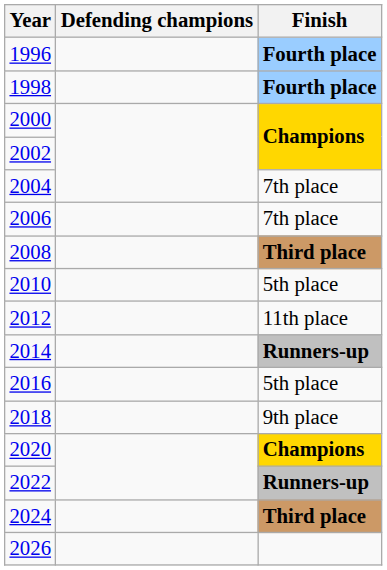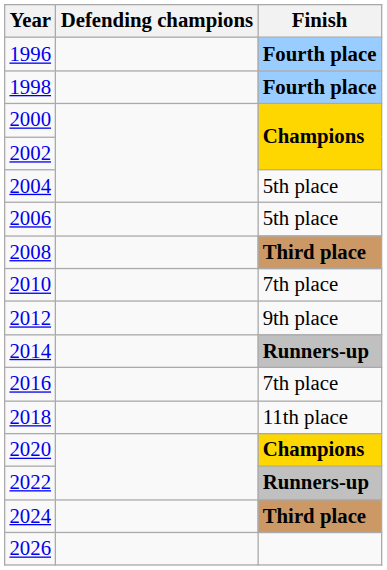(300, 185) 7th place -> (300, 185) 5th place
(300, 218) 7th place -> (300, 218) 5th place
(300, 284) 5th place -> (300, 284) 7th place
(305, 317) 11th place -> (300, 317) 9th place
(300, 383) 5th place -> (300, 383) 7th place
(300, 416) 9th place -> (305, 416) 11th place
